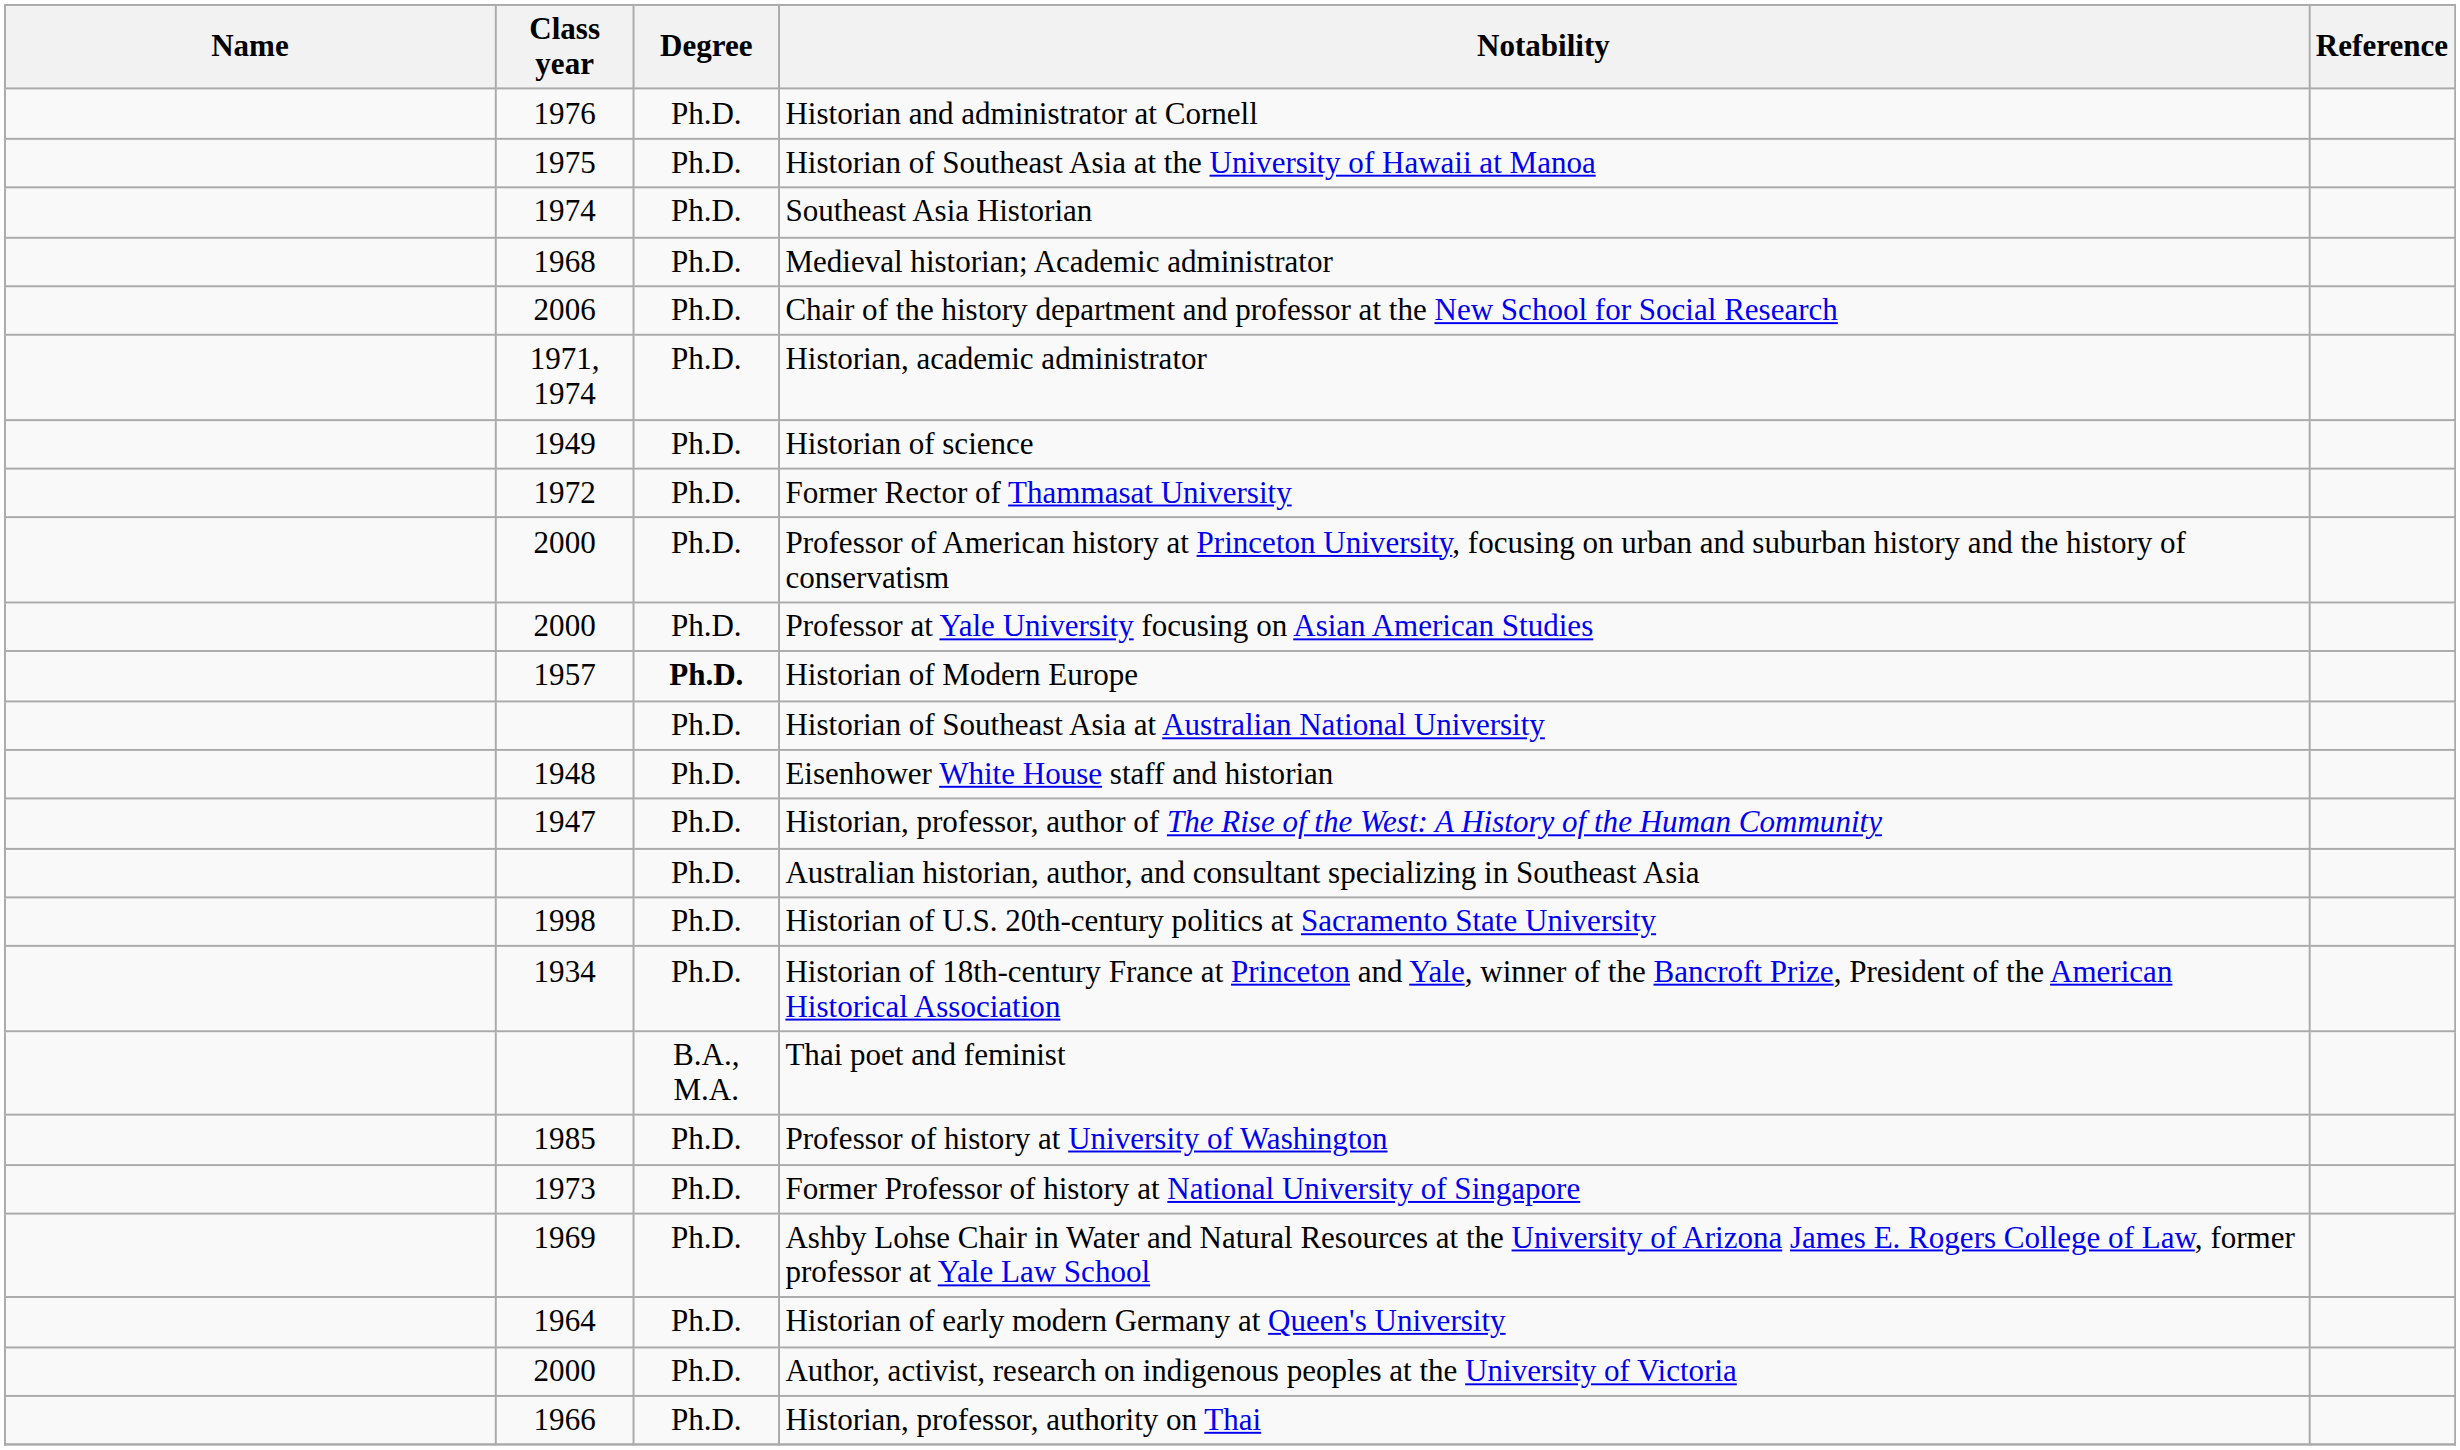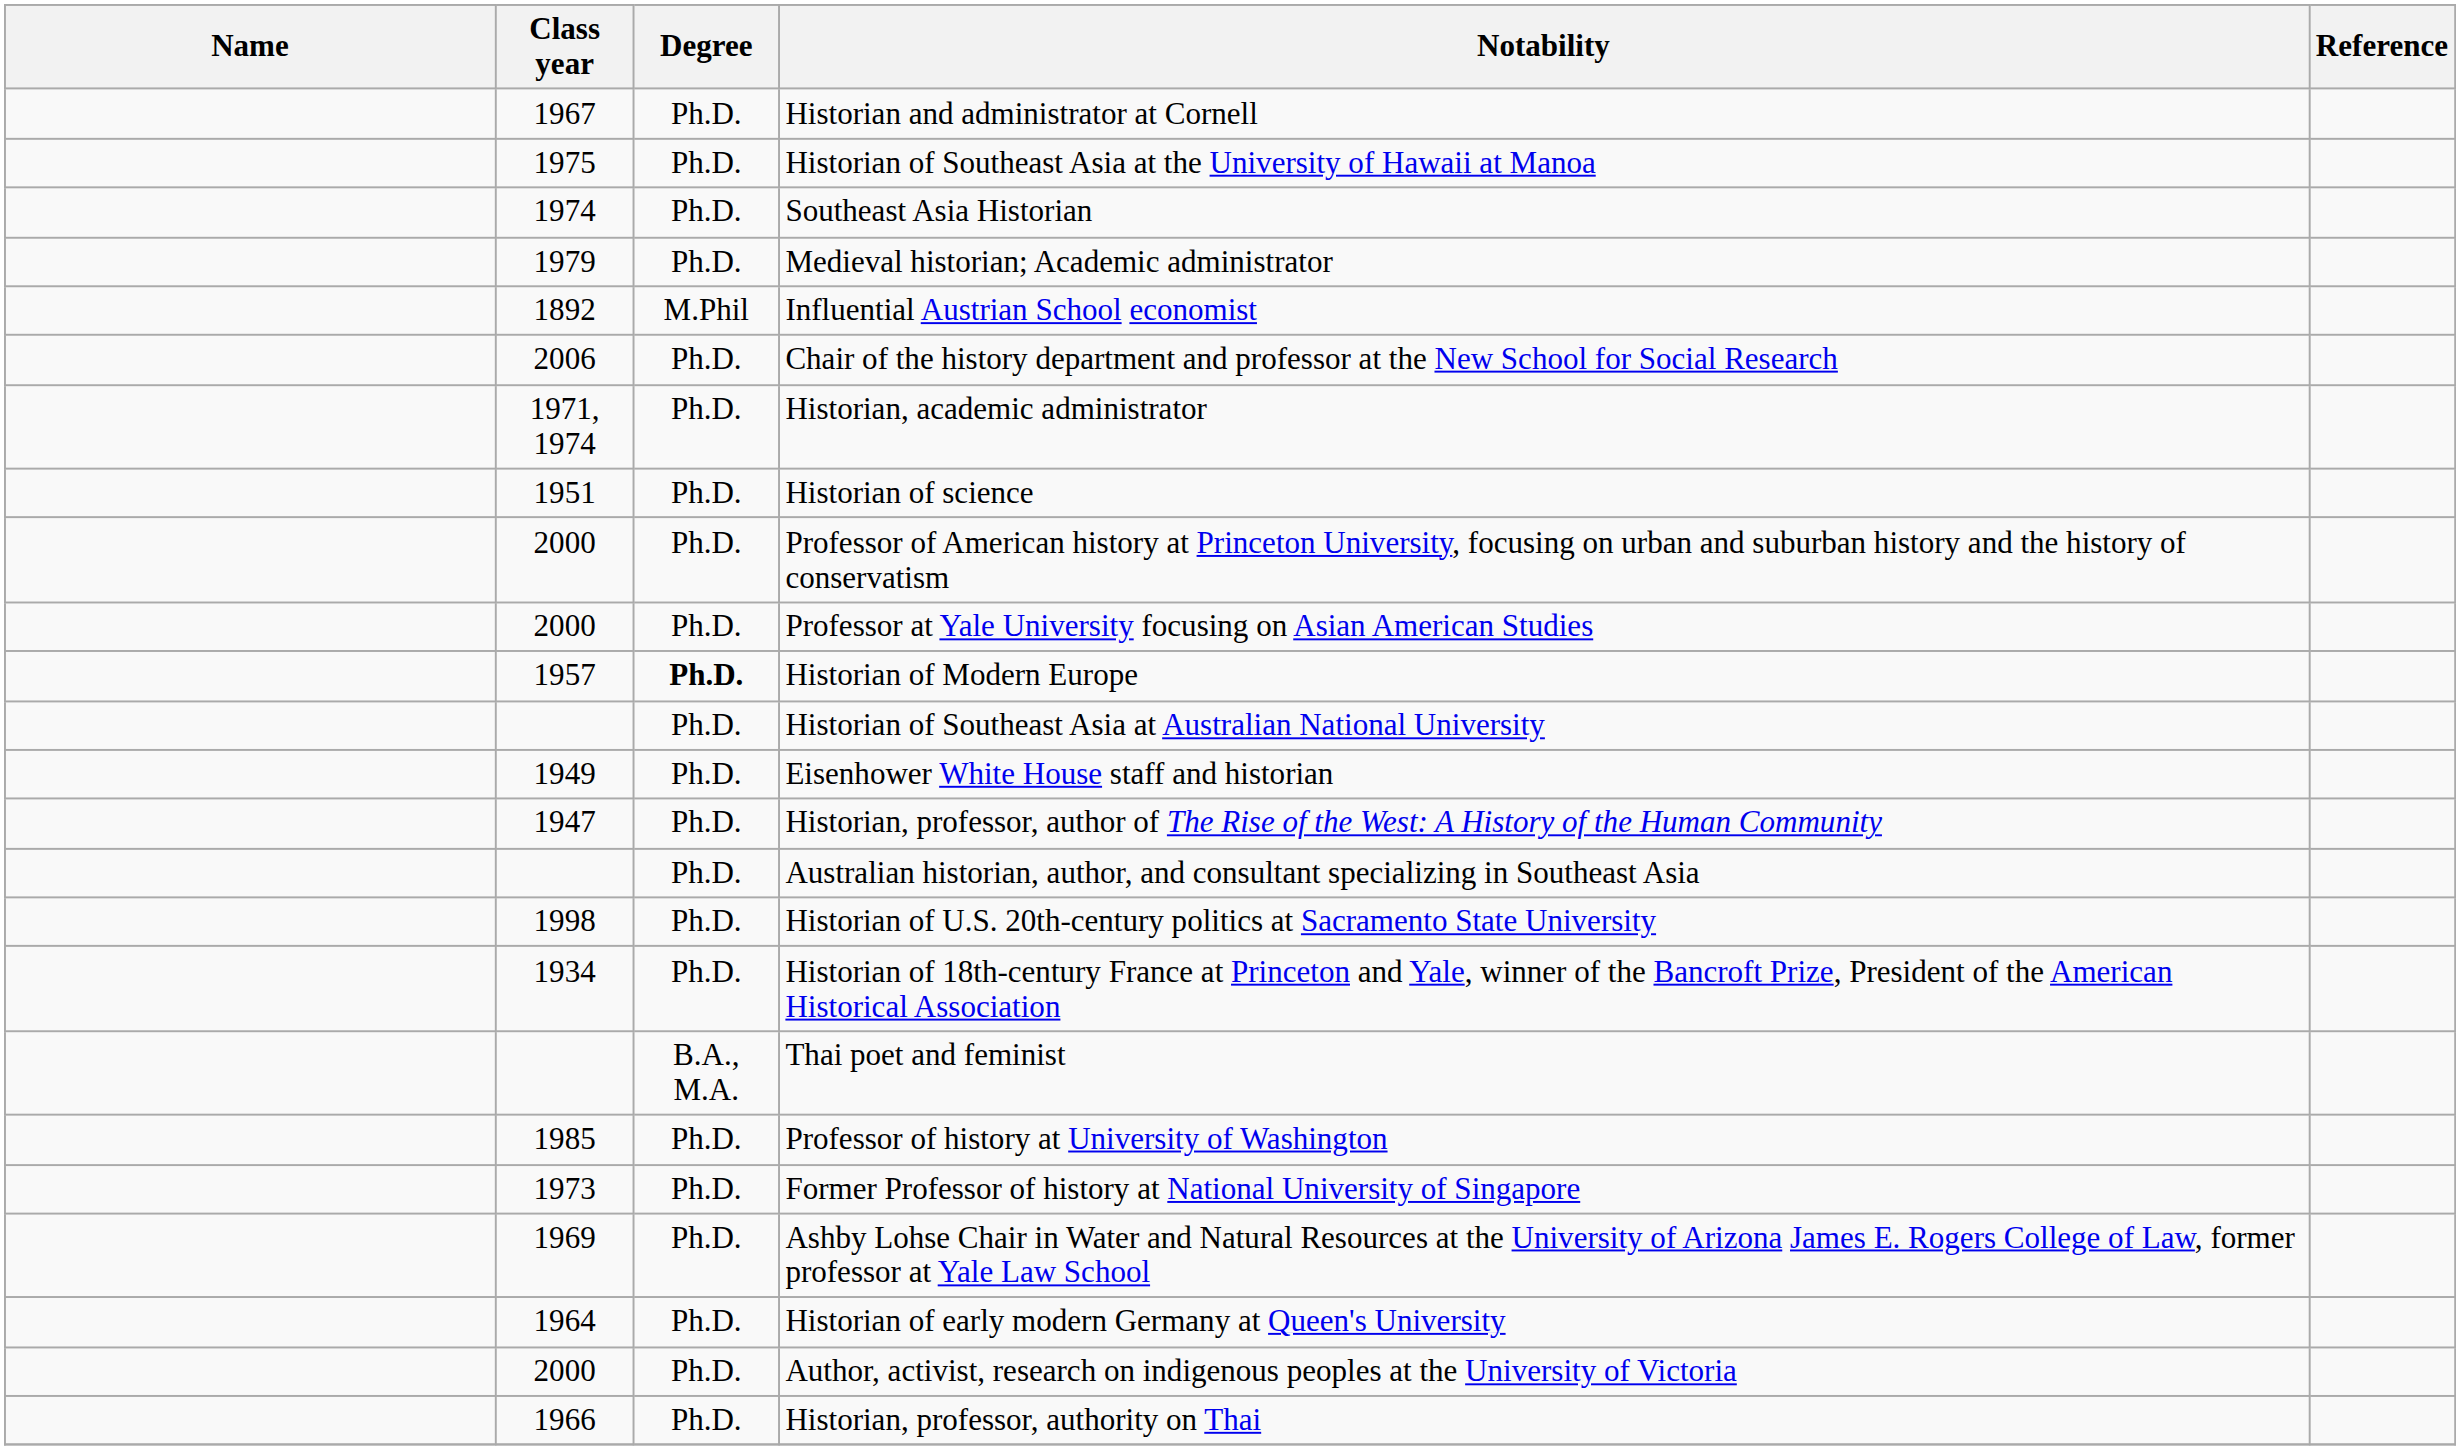(565, 113) 1976 -> (565, 113) 1967
(565, 260) 1968 -> (565, 260) 1979
+ row: (1021, 310)
(565, 443) 1949 -> (565, 492) 1951
- row: (1039, 492)
(565, 773) 1948 -> (565, 773) 1949
